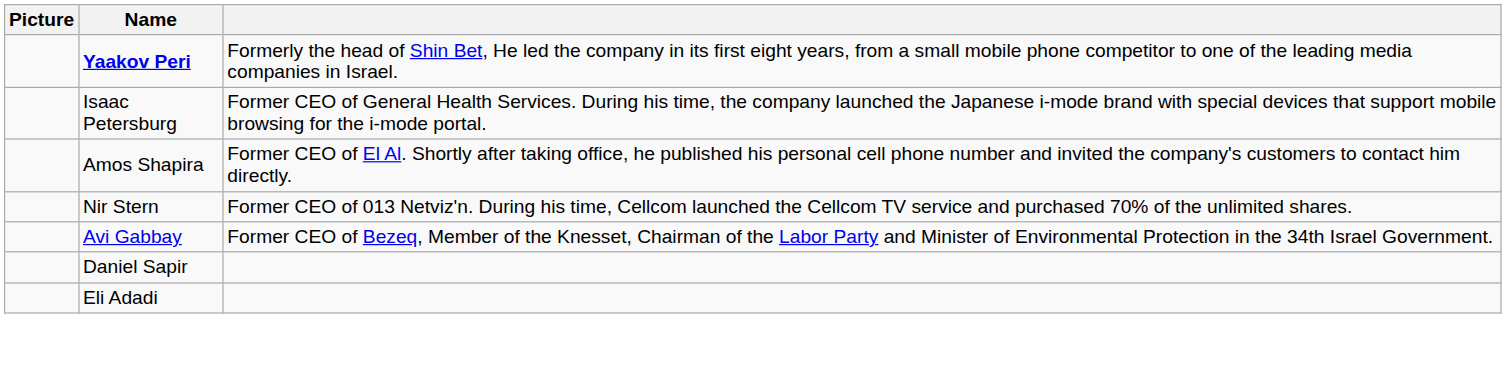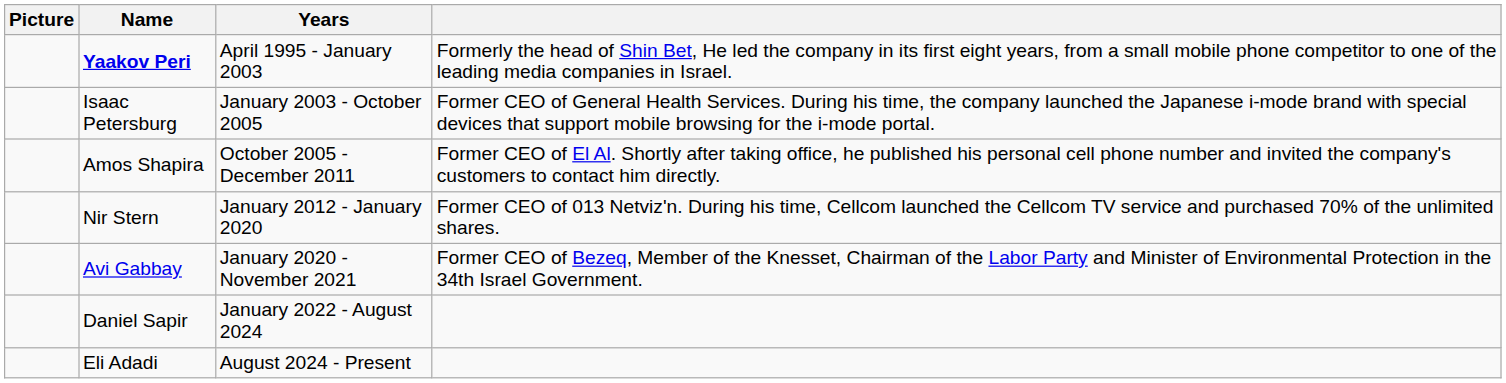+ column: (324, 19)
